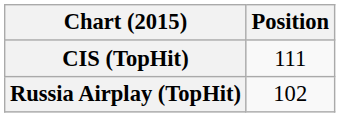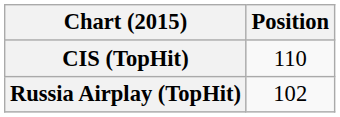(290, 58) 111 -> (290, 58) 110
